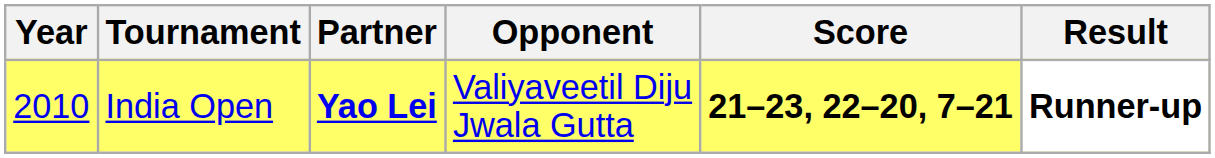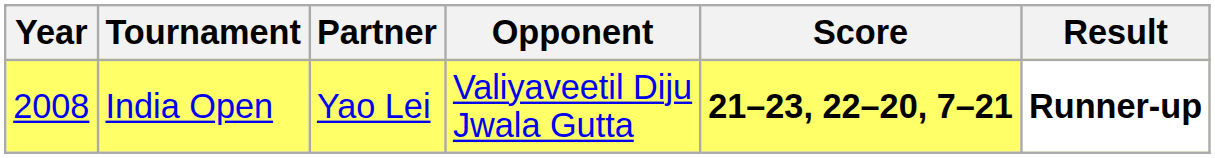(51, 106) 2010 -> (51, 106) 2008
(377, 106) bold -> (374, 106) normal
